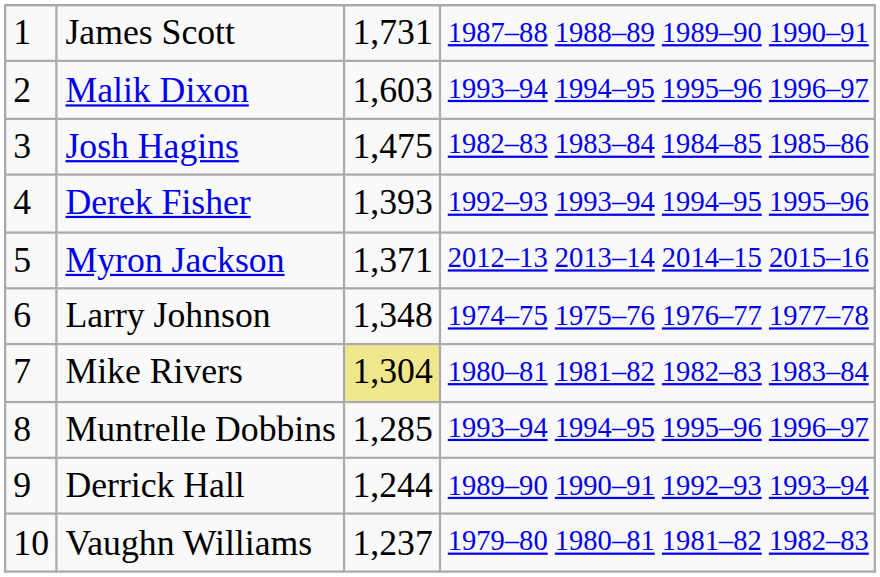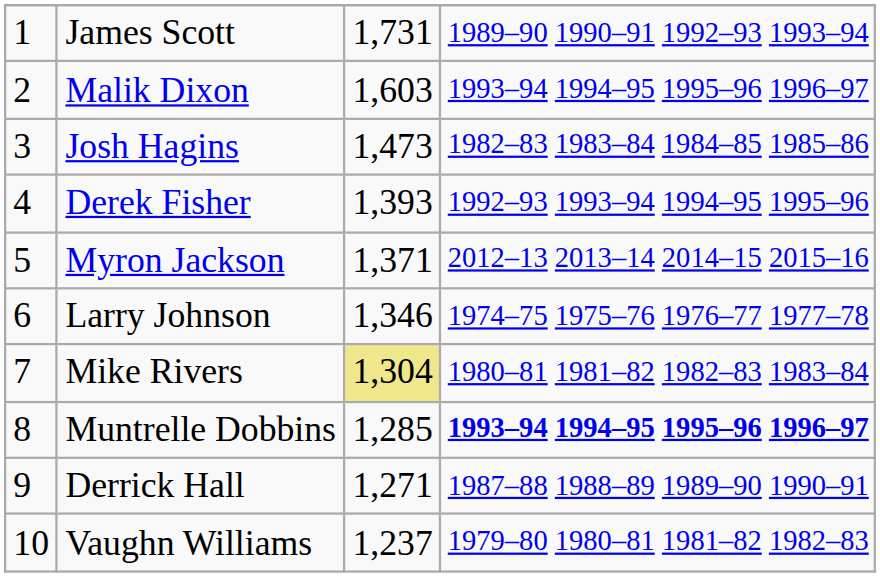(658, 32) 1987–88 1988–89 1989–90 1990–91 -> (658, 32) 1989–90 1990–91 1992–93 1993–94
(393, 145) 1,475 -> (393, 145) 1,473
(393, 315) 1,348 -> (393, 315) 1,346
(658, 428) normal -> (658, 428) bold
(393, 485) 1,244 -> (393, 485) 1,271
(658, 485) 1989–90 1990–91 1992–93 1993–94 -> (658, 485) 1987–88 1988–89 1989–90 1990–91
